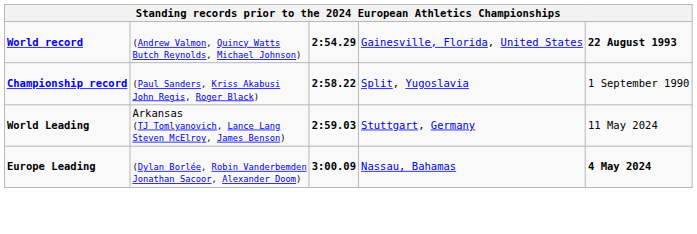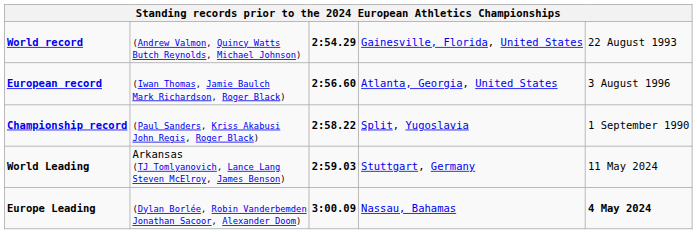(632, 42) bold -> (632, 42) normal
+ row: (54, 84)
